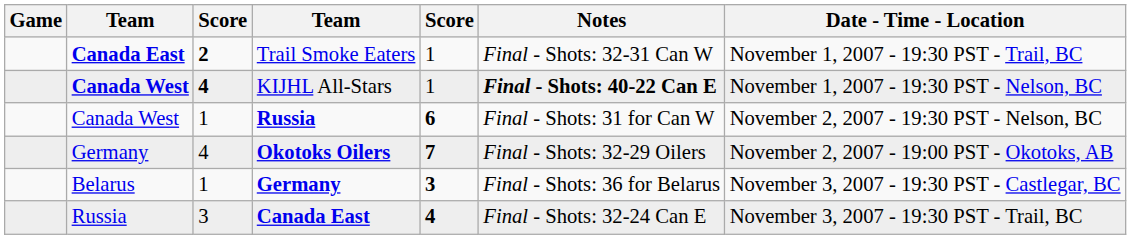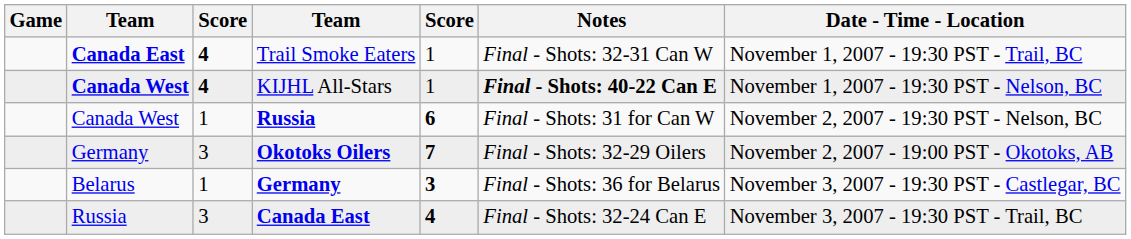(204, 53) 2 -> (204, 53) 4
(204, 151) 4 -> (204, 151) 3
